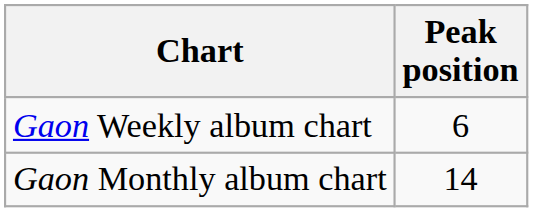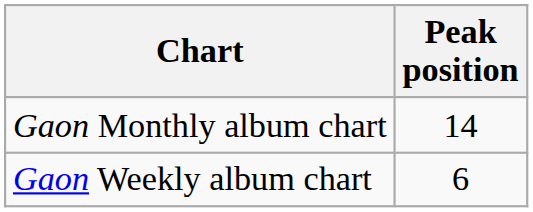rows swapped: (192, 124) <-> (200, 178)
